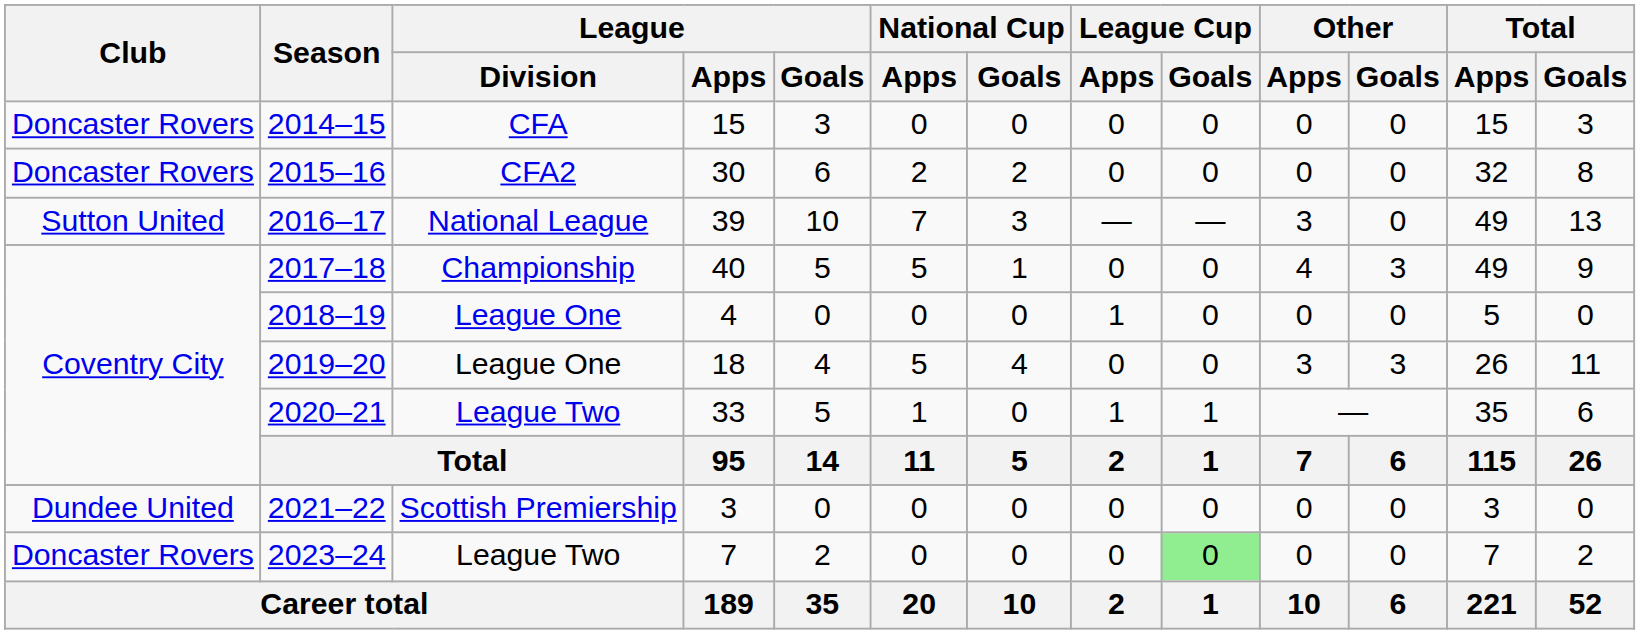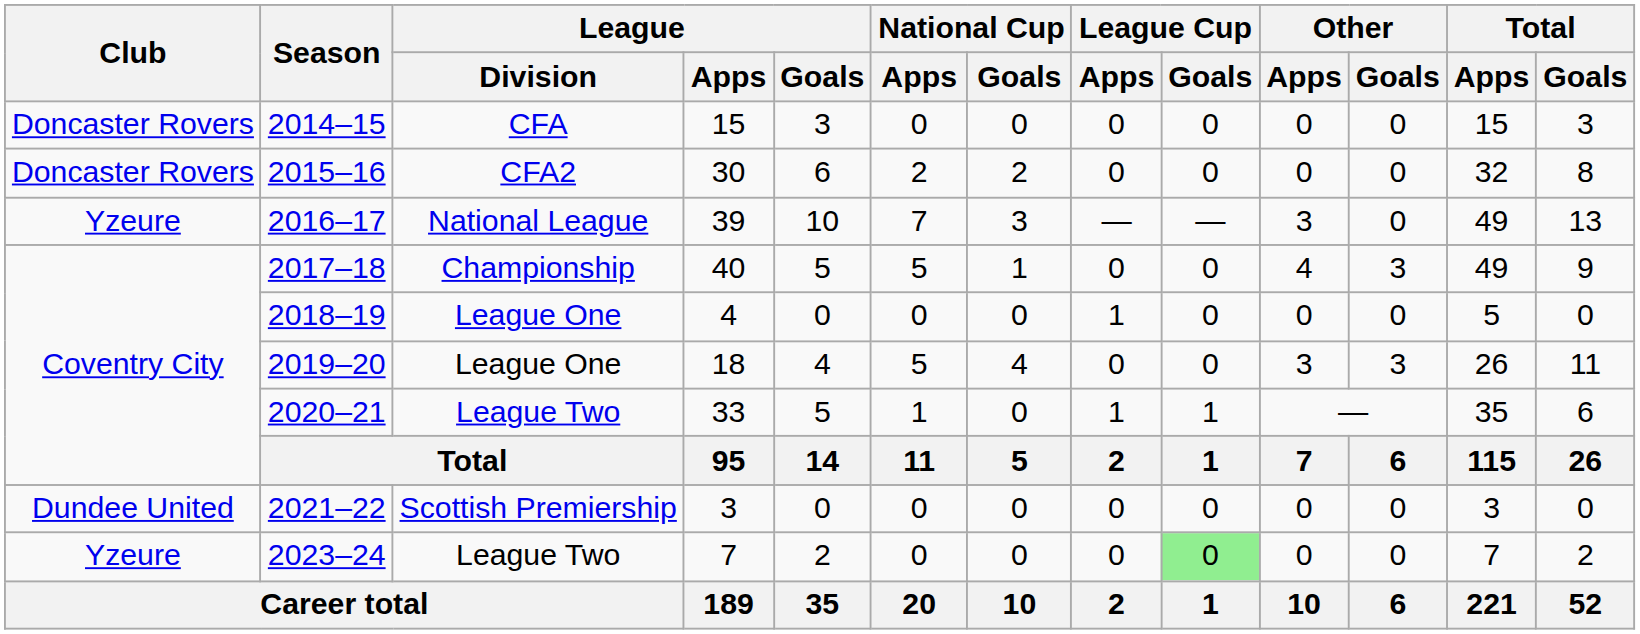(133, 220) Sutton United -> (133, 220) Yzeure
(133, 556) Doncaster Rovers -> (133, 556) Yzeure
